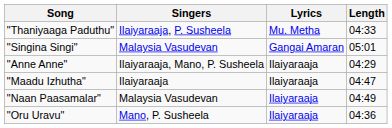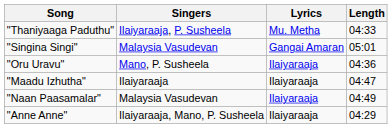rows swapped: (36, 116) <-> (37, 64)
